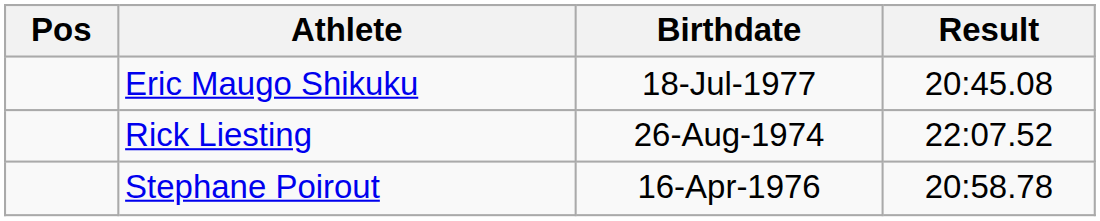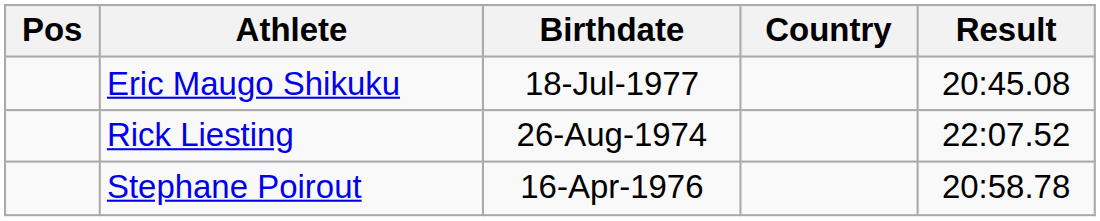+ column: (828, 30)
